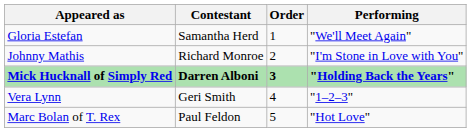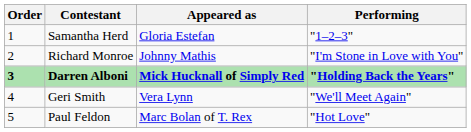columns swapped: (287, 14) <-> (90, 14)
(361, 35) "We'll Meet Again" -> (332, 35) "1–2–3"
(332, 96) "1–2–3" -> (361, 96) "We'll Meet Again"
